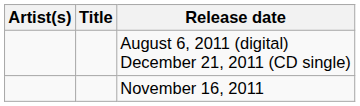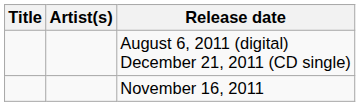columns swapped: (40, 17) <-> (96, 17)
